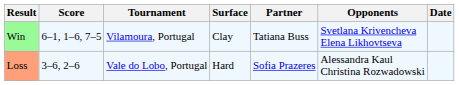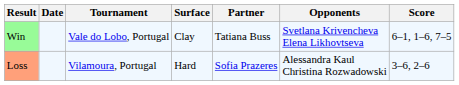columns swapped: (441, 13) <-> (71, 13)
(150, 36) Vilamoura, Portugal -> (119, 36) Vale do Lobo, Portugal
(157, 65) Vale do Lobo, Portugal -> (112, 65) Vilamoura, Portugal
